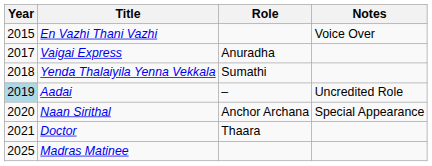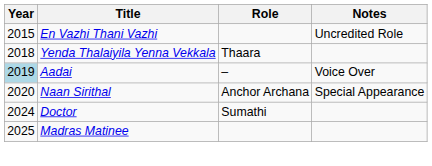(345, 33) Voice Over -> (359, 33) Uncredited Role
- row: (81, 53)
(244, 72) Sumathi -> (241, 53) Thaara
(359, 92) Uncredited Role -> (345, 72) Voice Over
(21, 131) 2021 -> (21, 111) 2024
(241, 131) Thaara -> (244, 111) Sumathi
